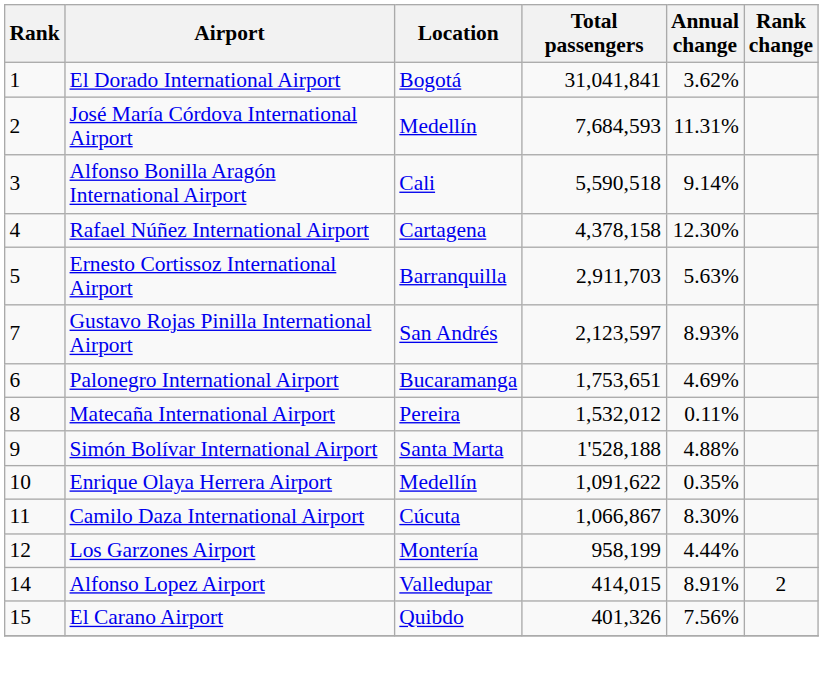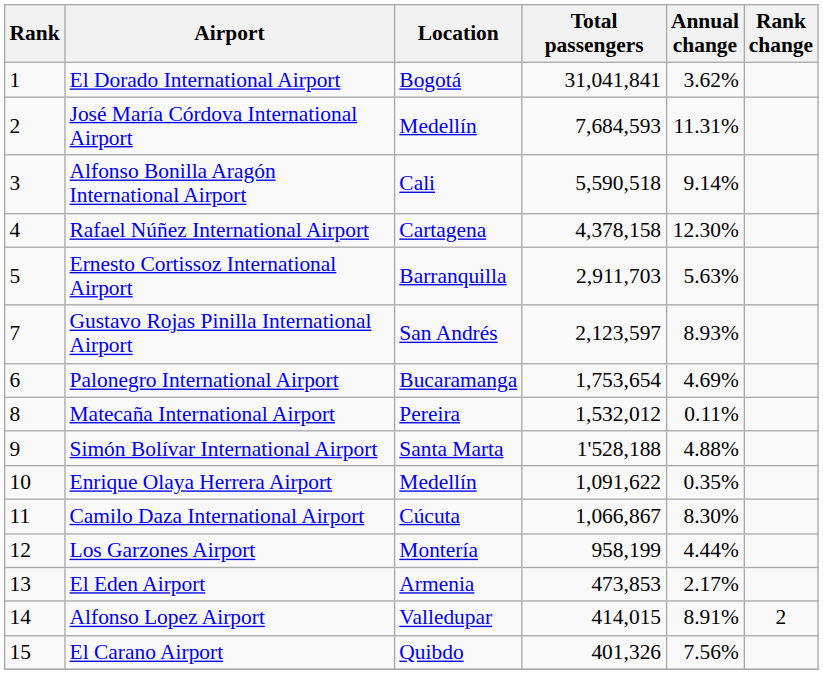(618, 380) 1,753,651 -> (618, 380) 1,753,654
+ row: (137, 584)
